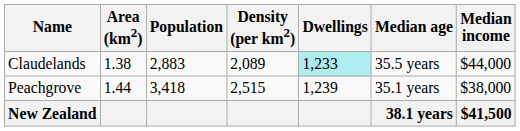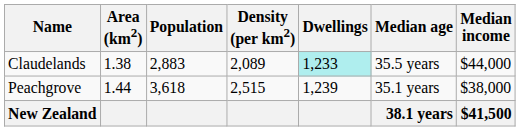(167, 88) 3,418 -> (167, 88) 3,618
